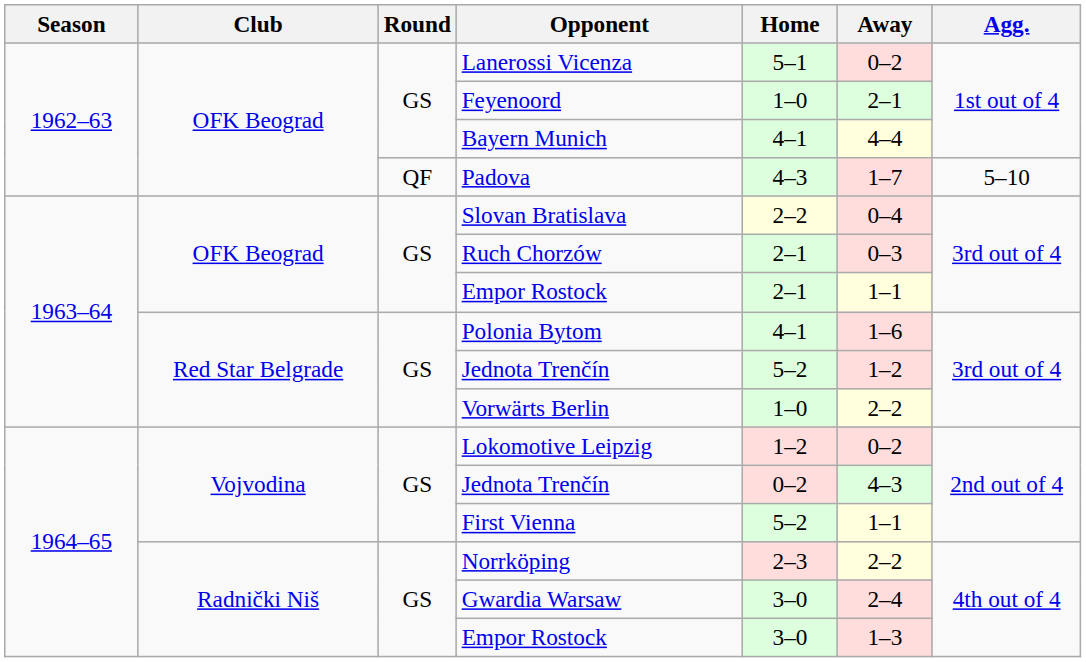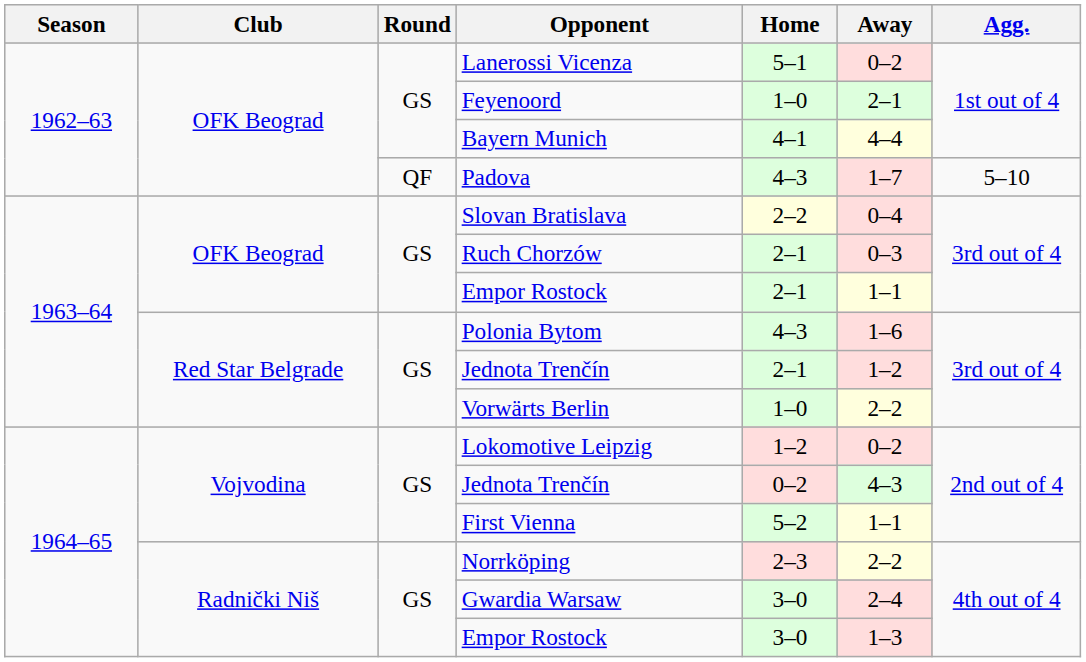(790, 330) 4–1 -> (790, 330) 4–3
(790, 368) 5–2 -> (790, 368) 2–1
